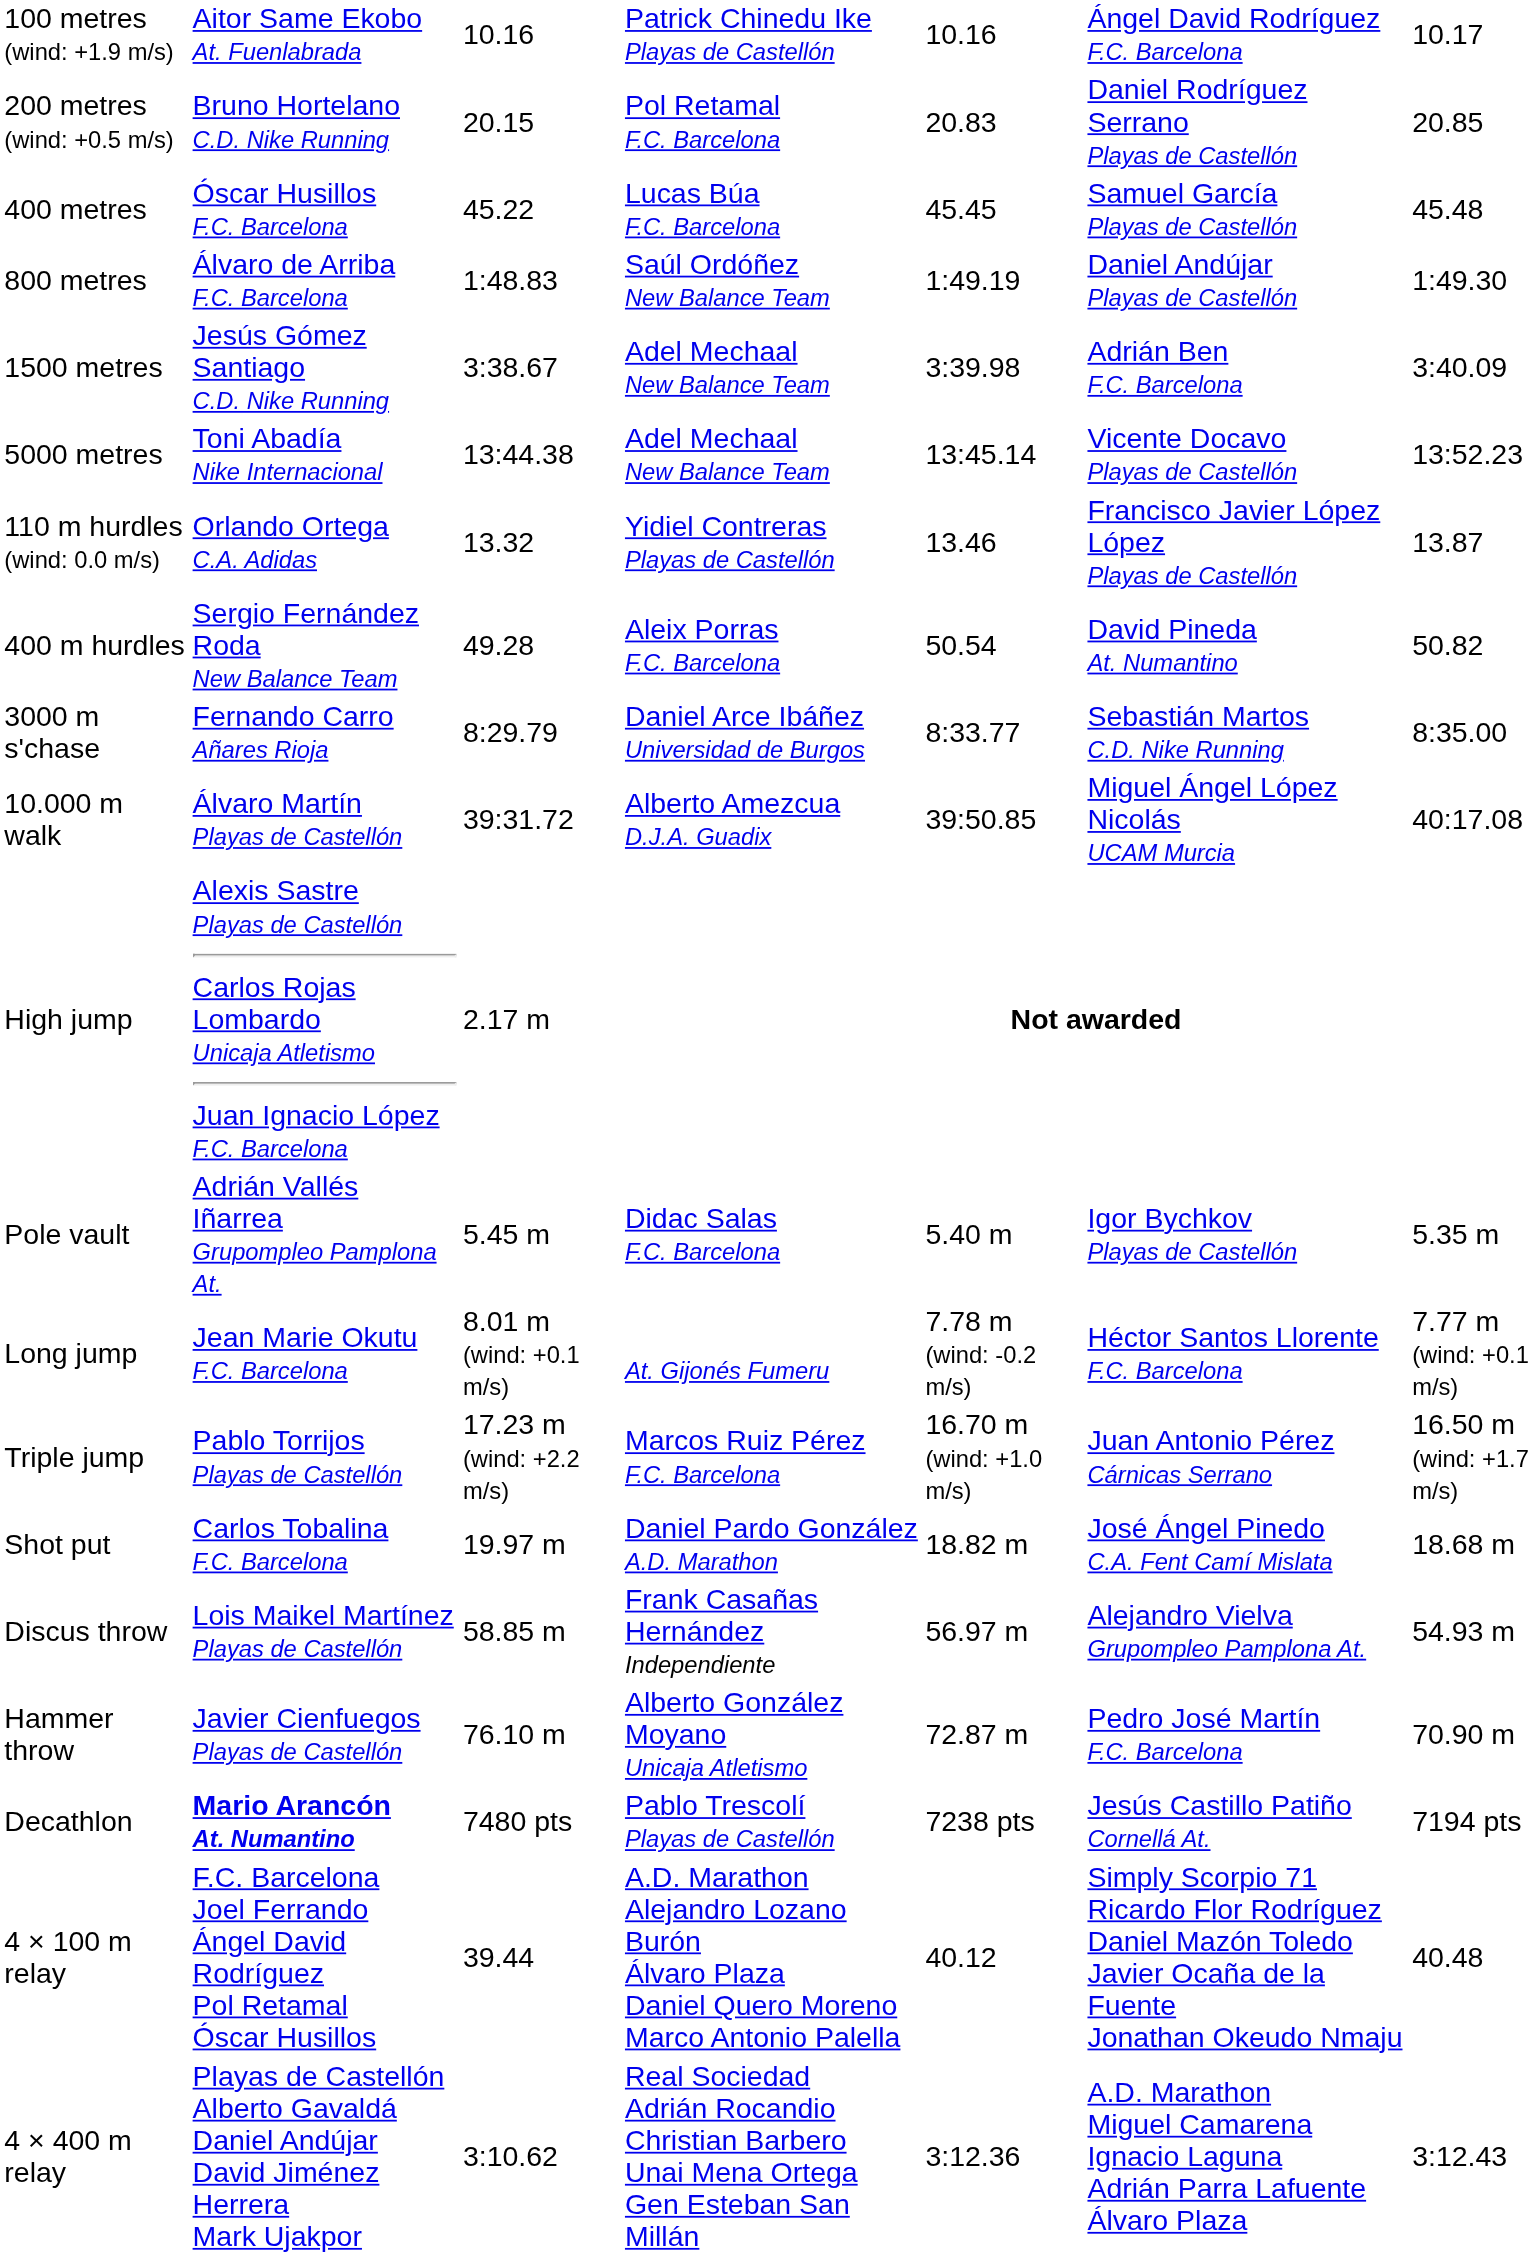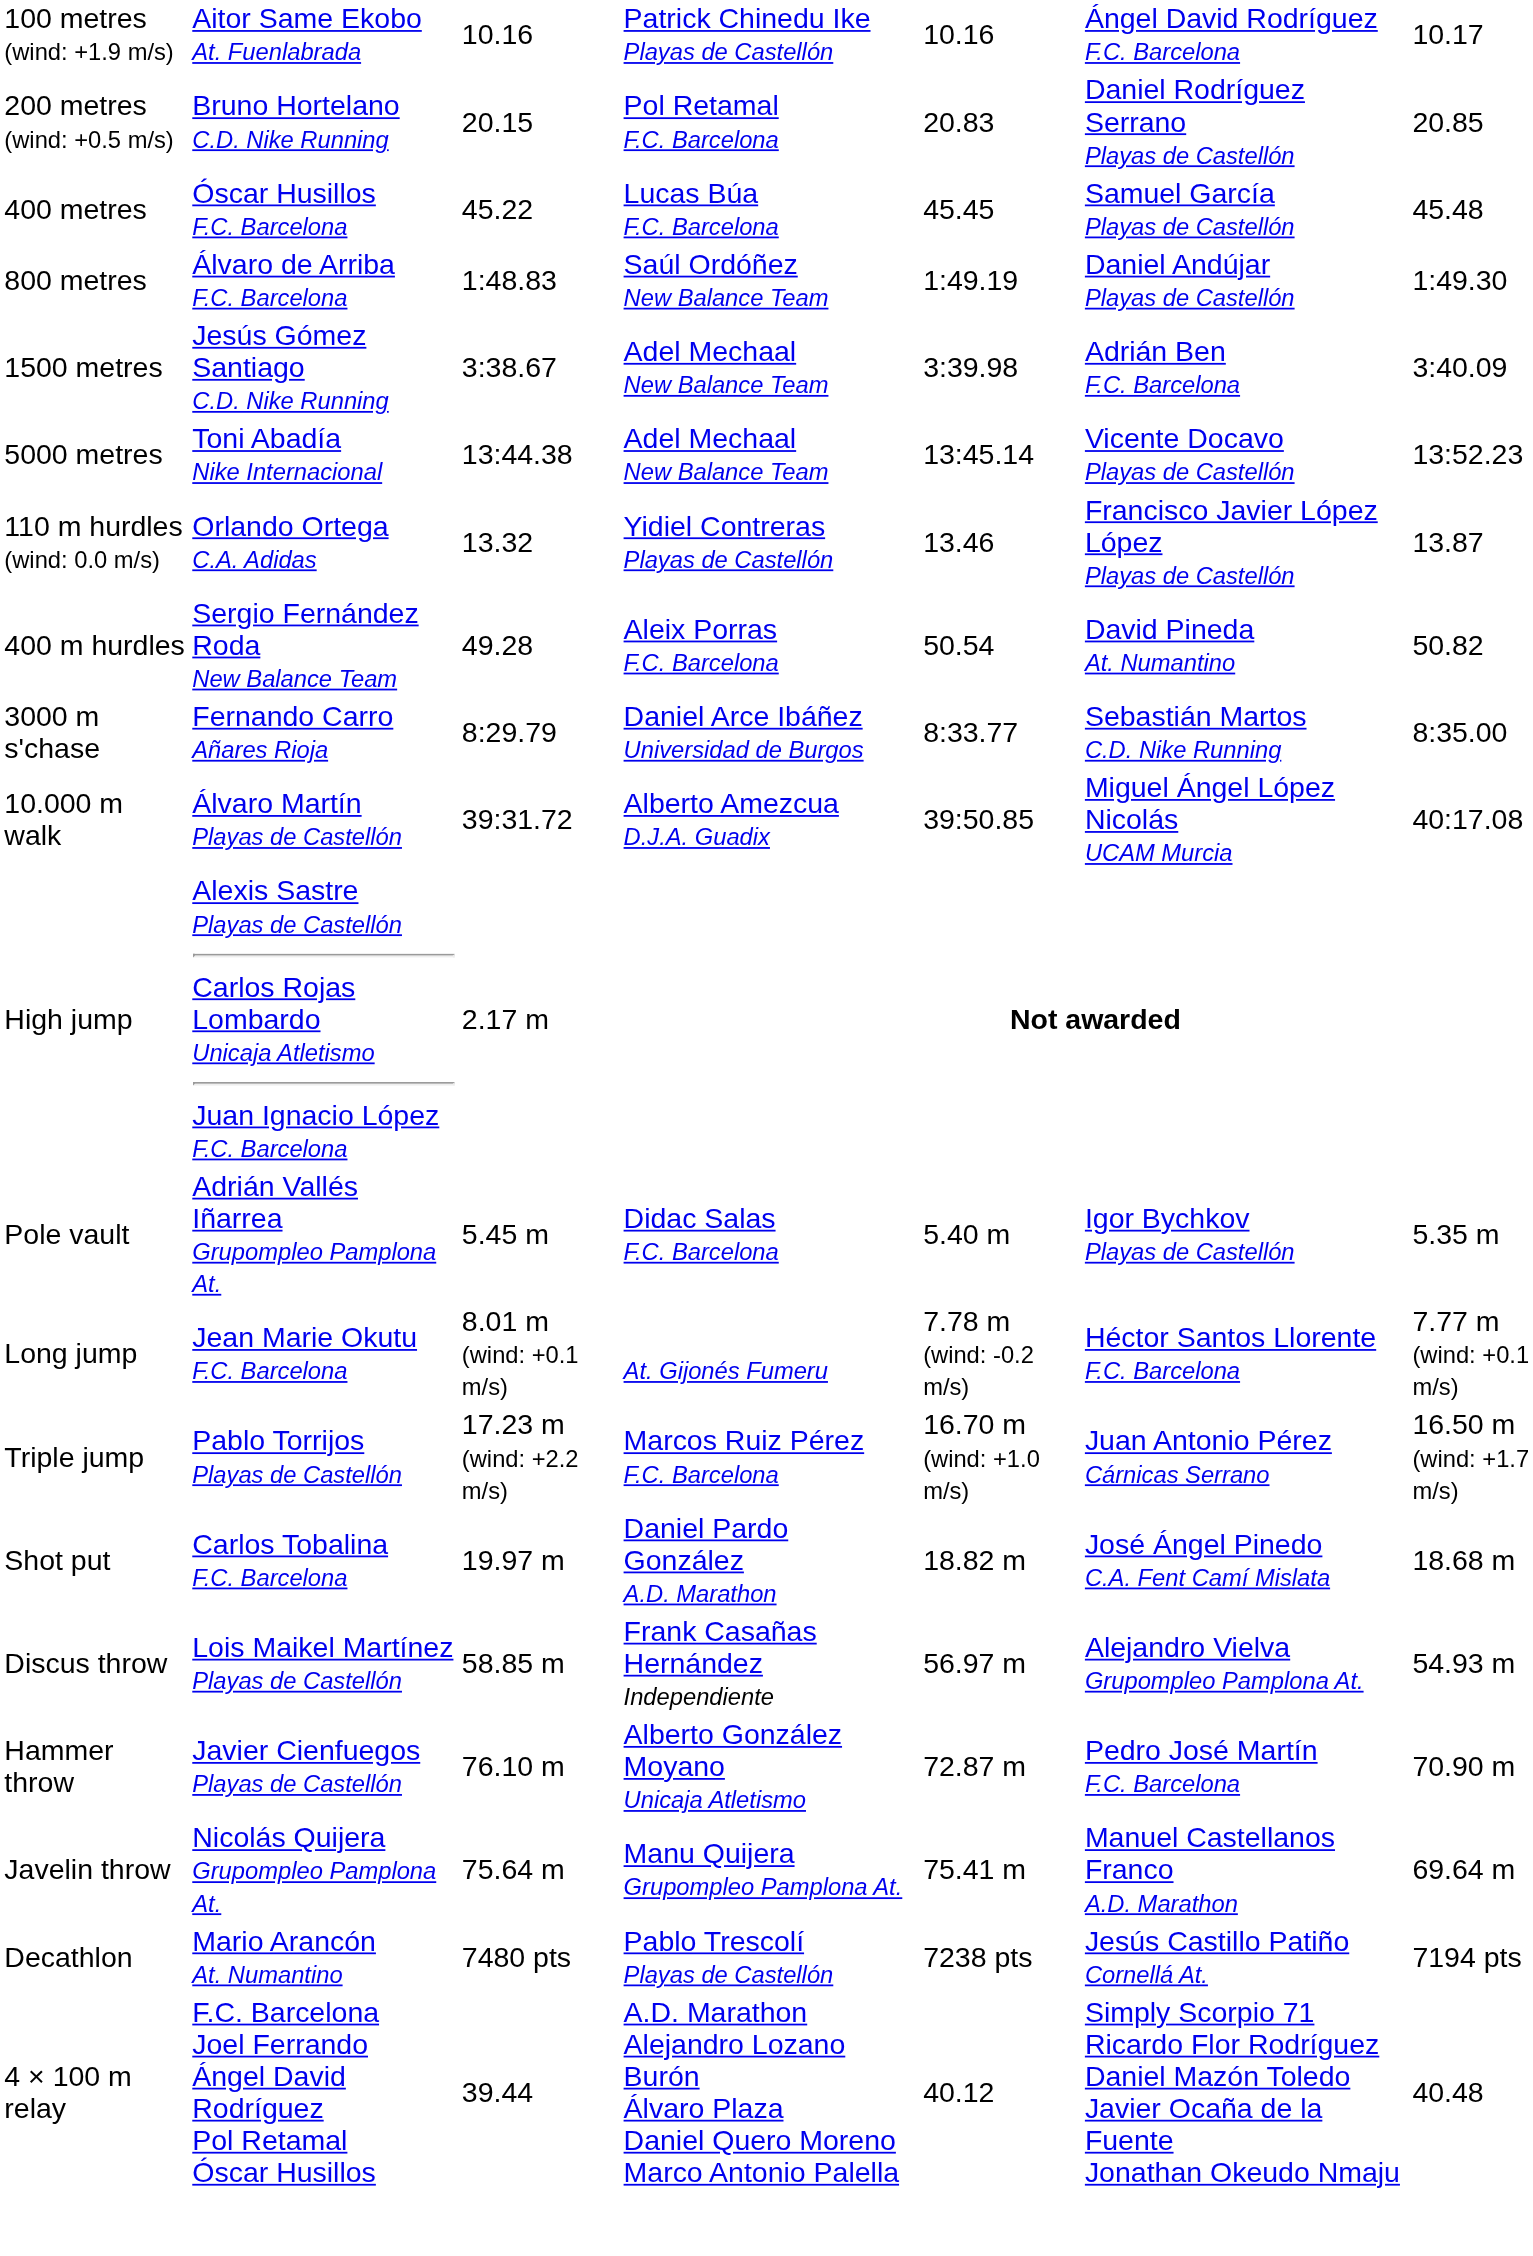+ row: (87, 1870)
(292, 1822) bold -> (284, 1957) normal
- row: (68, 2156)
